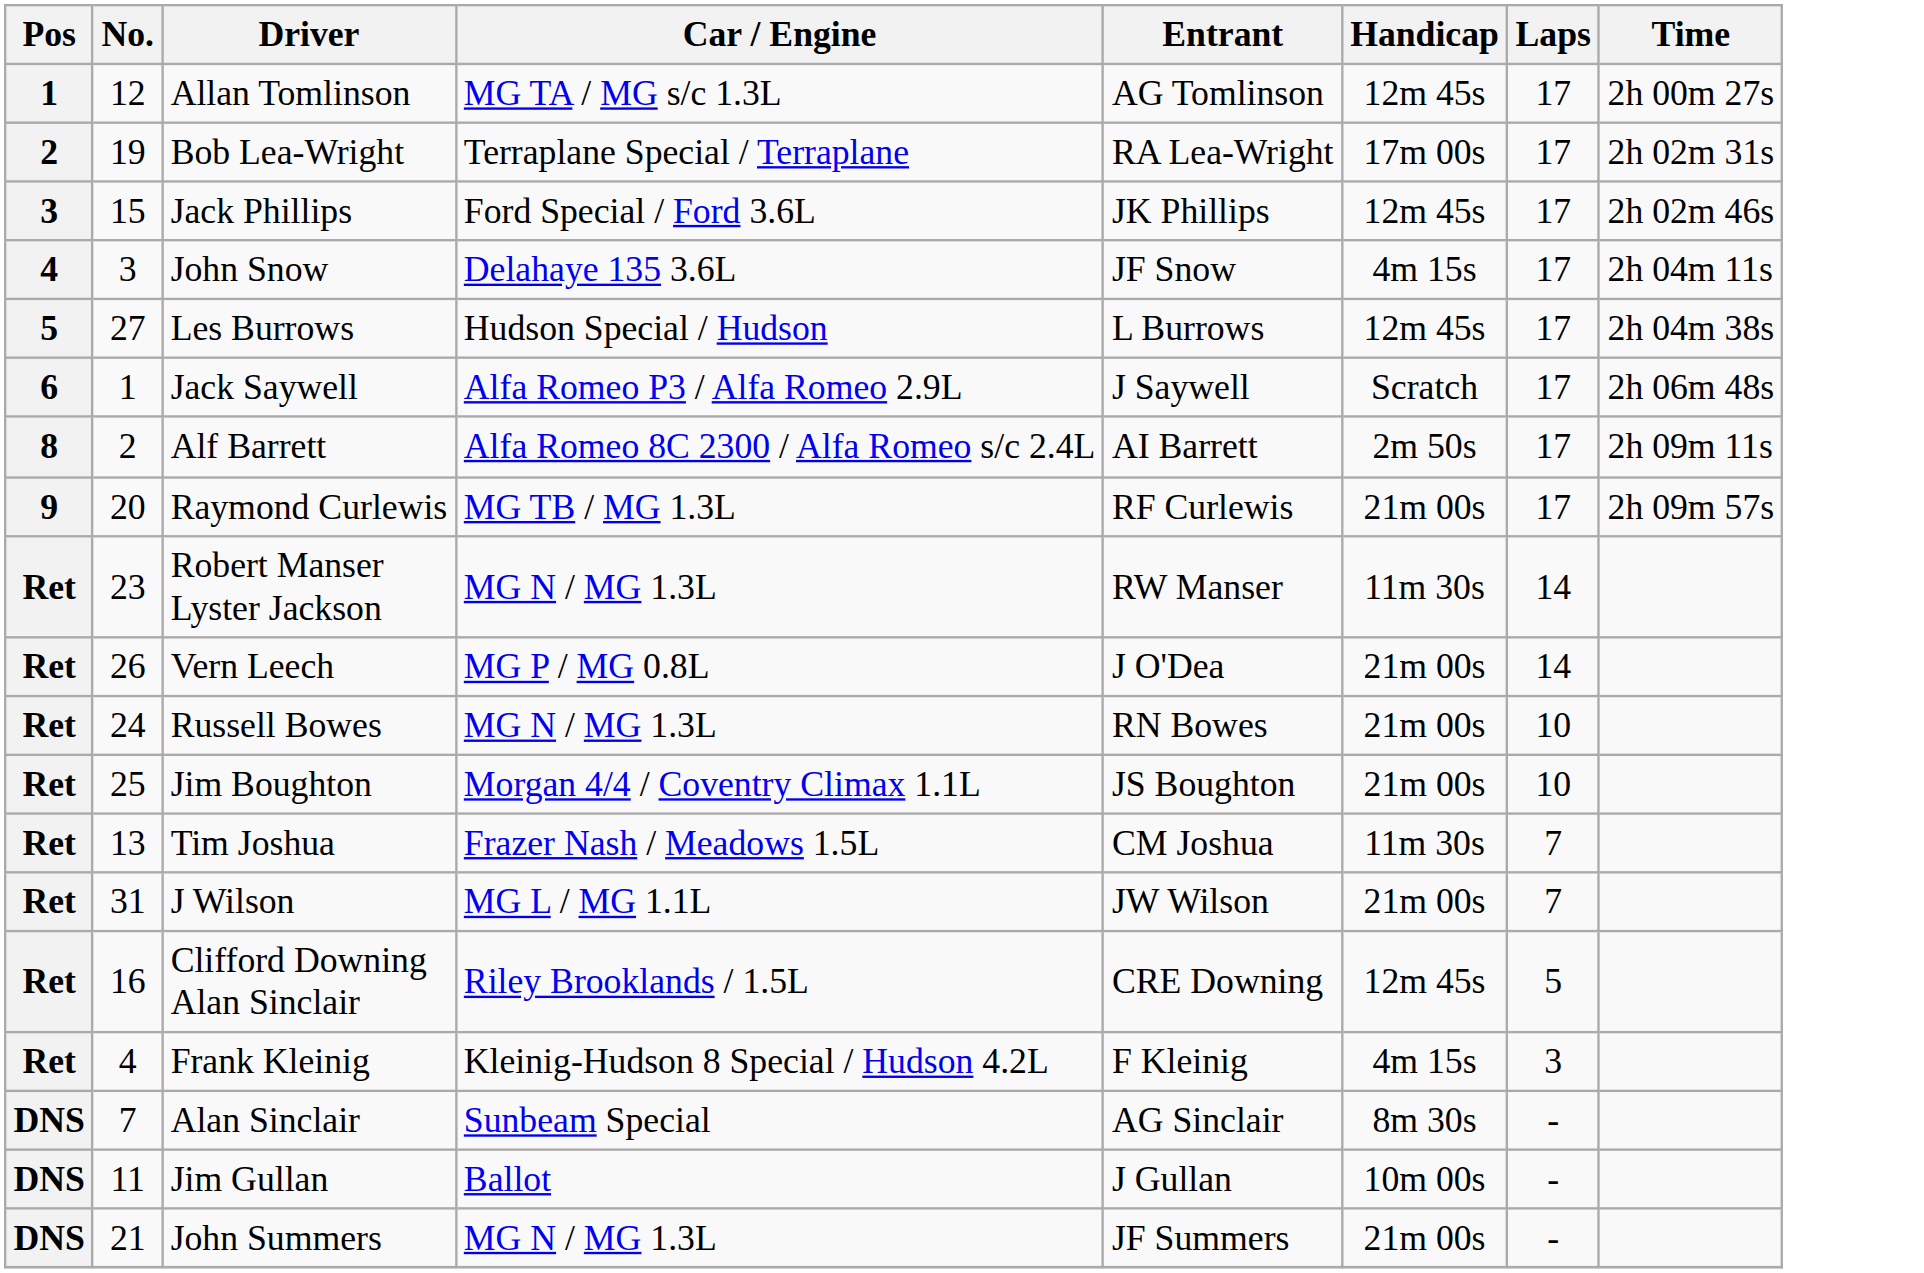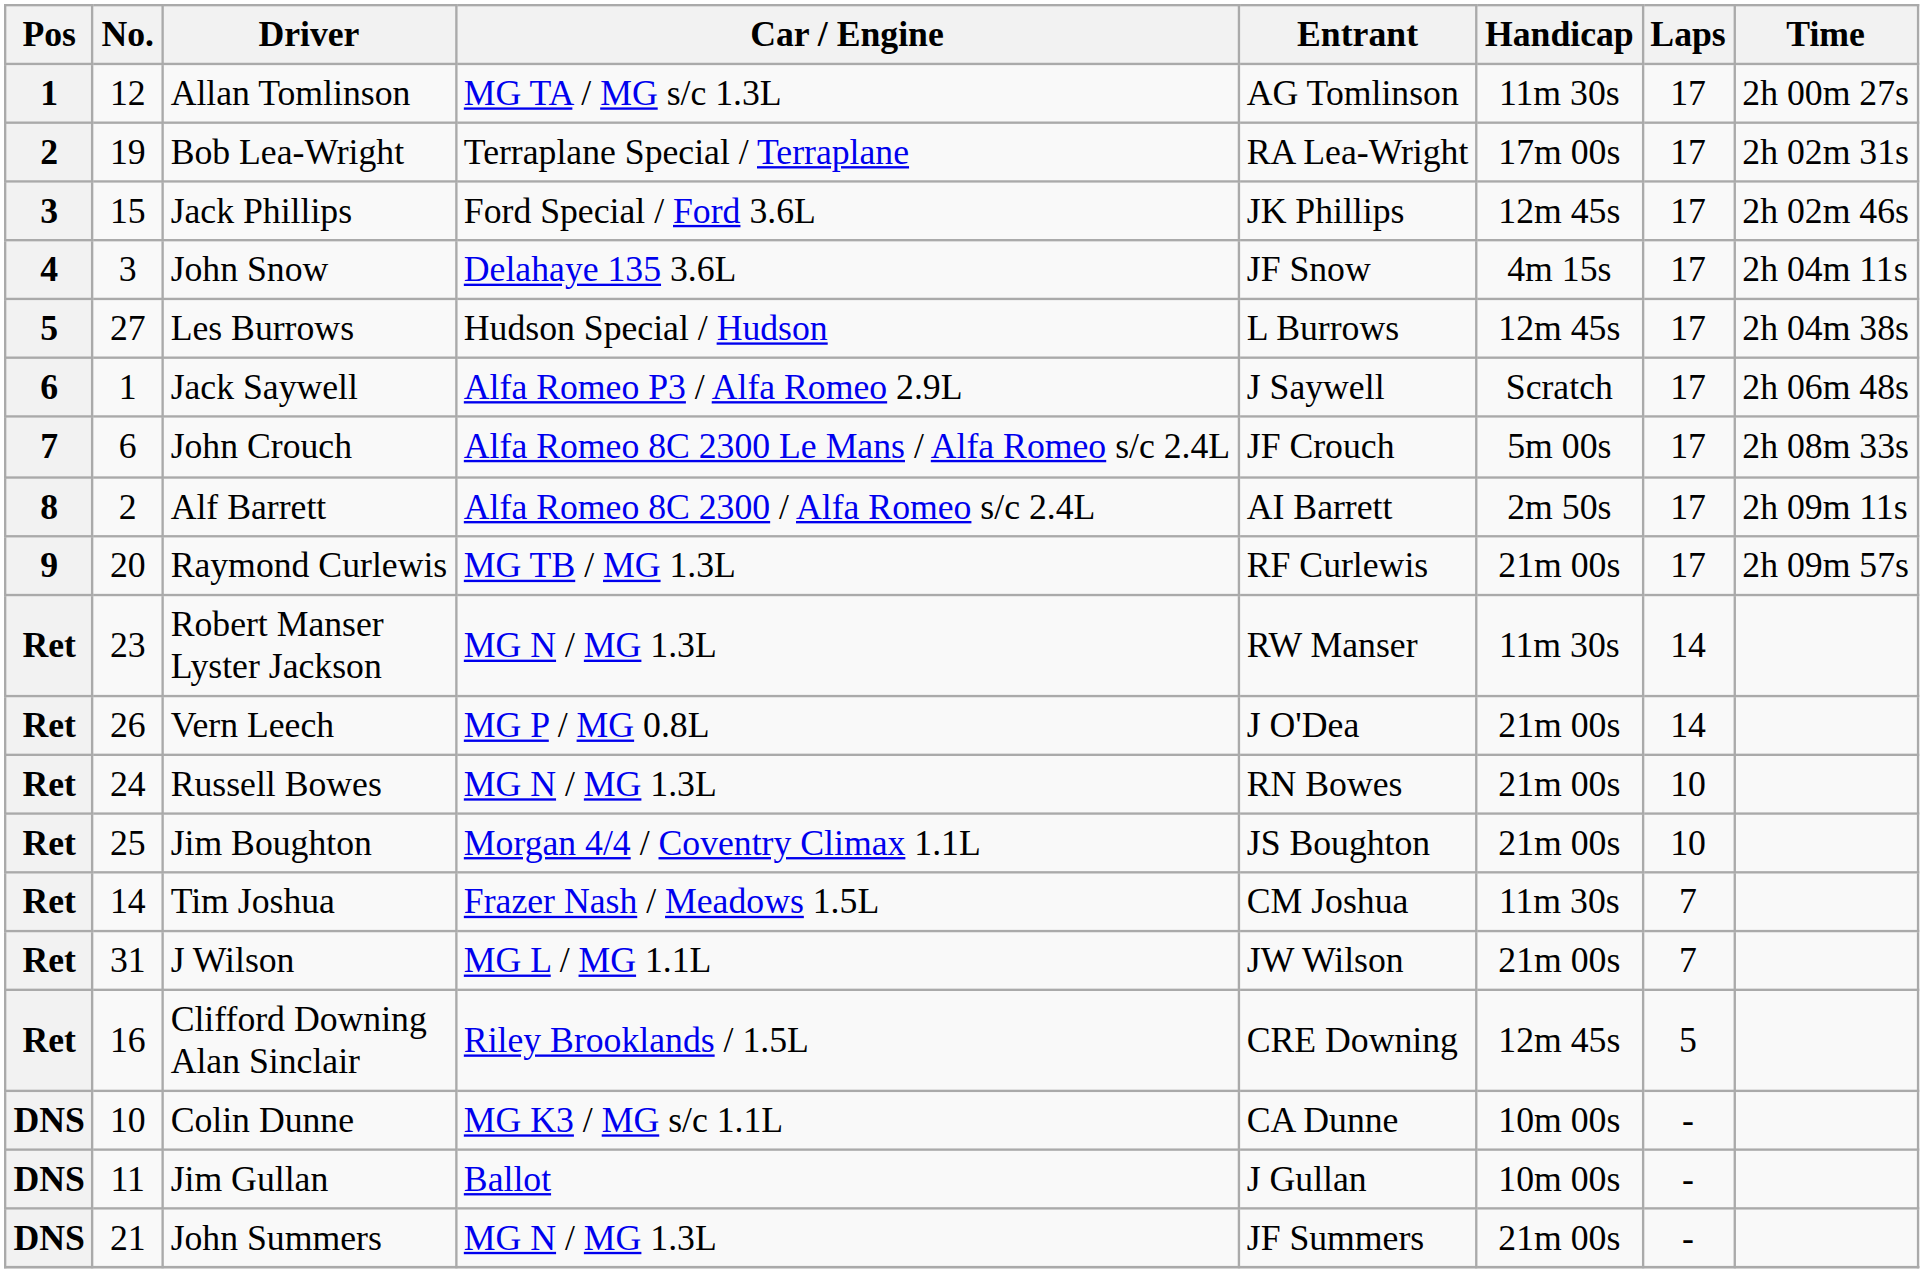(1425, 93) 12m 45s -> (1559, 93) 11m 30s
+ row: (261, 446)
(128, 842) 13 -> (128, 900) 14
- row: (270, 1061)
- row: (265, 1119)
+ row: (262, 1119)
